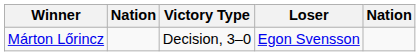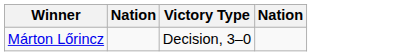- column: (309, 16)
